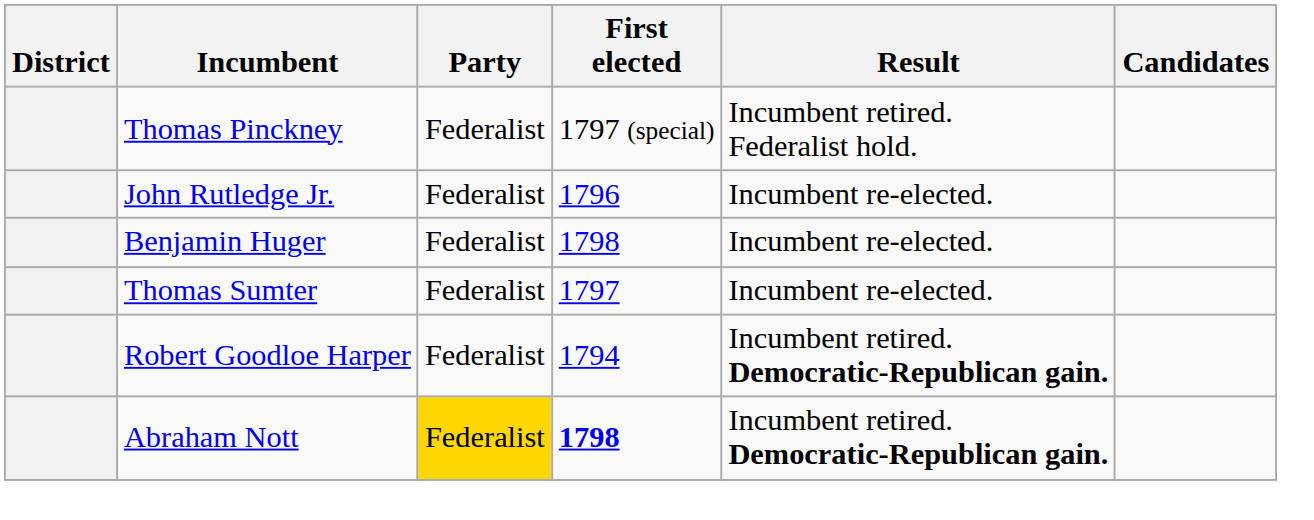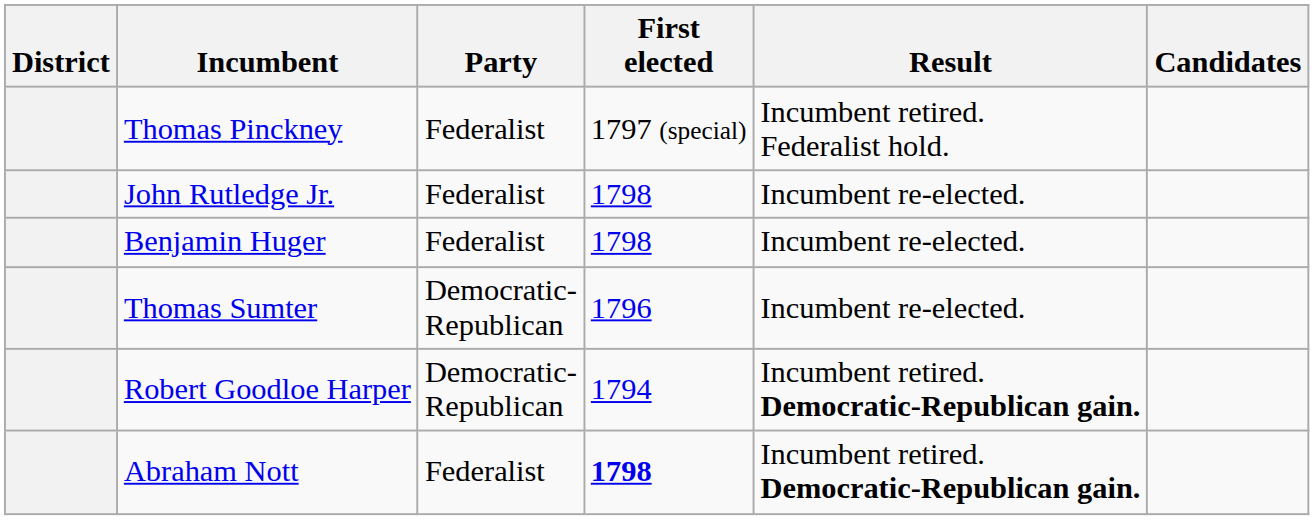(589, 193) 1796 -> (621, 193) 1798
(485, 289) Federalist -> (501, 306) Democratic- Republican
(589, 289) 1797 -> (621, 306) 1796
(485, 355) Federalist -> (501, 389) Democratic- Republican
(485, 437) gold background -> (485, 471) no background
